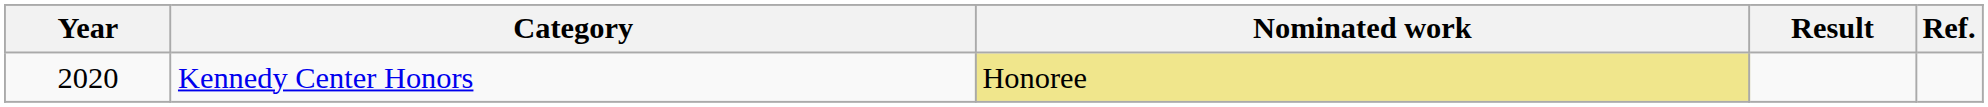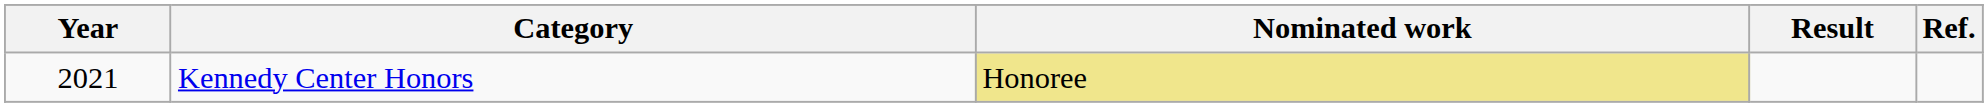(88, 76) 2020 -> (88, 76) 2021
